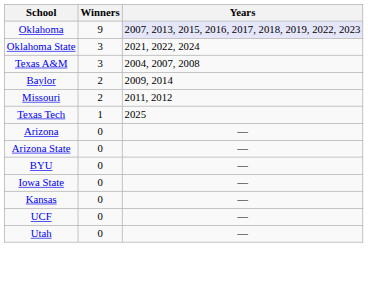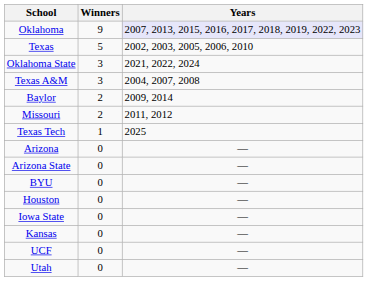+ row: (41, 47)
+ row: (41, 200)
